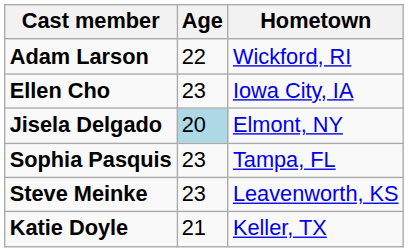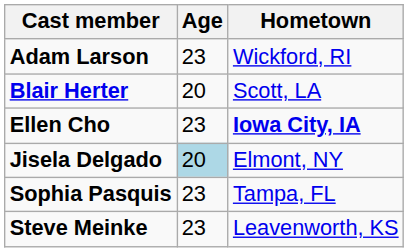(194, 56) 22 -> (194, 56) 23
+ row: (69, 90)
(293, 90) normal -> (297, 125) bold
- row: (69, 228)
